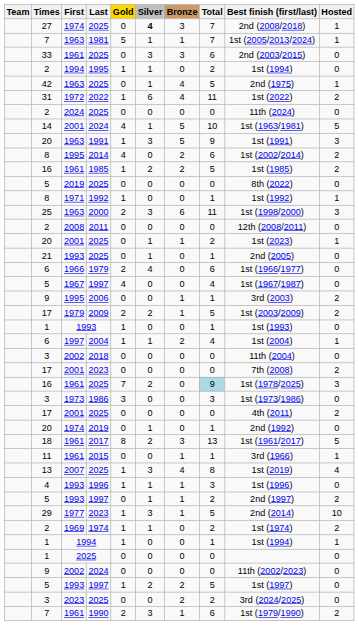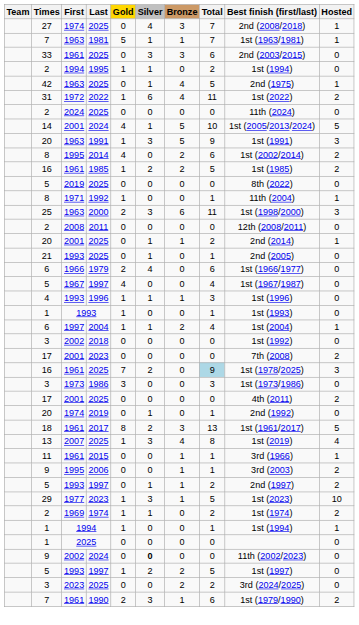(150, 26) bold -> (150, 26) normal
(272, 41) 1st (2005/2013/2024) -> (272, 41) 1st (1963/1981)
(272, 127) 1st (1963/1981) -> (272, 127) 1st (2005/2013/2024)
(272, 198) 1st (1992) -> (272, 198) 11th (2004)
(272, 241) 1st (2023) -> (272, 241) 2nd (2014)
rows swapped: (47, 485) <-> (47, 299)
- row: (47, 313)
(272, 356) 11th (2004) -> (272, 342) 1st (1992)
rows swapped: (47, 456) <-> (47, 471)
(272, 514) 2nd (2014) -> (272, 499) 1st (2023)
(150, 571) normal -> (150, 557) bold
